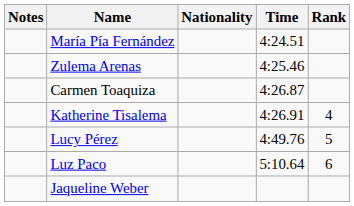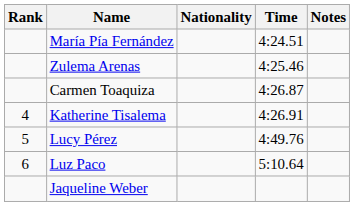columns swapped: (329, 16) <-> (26, 16)
